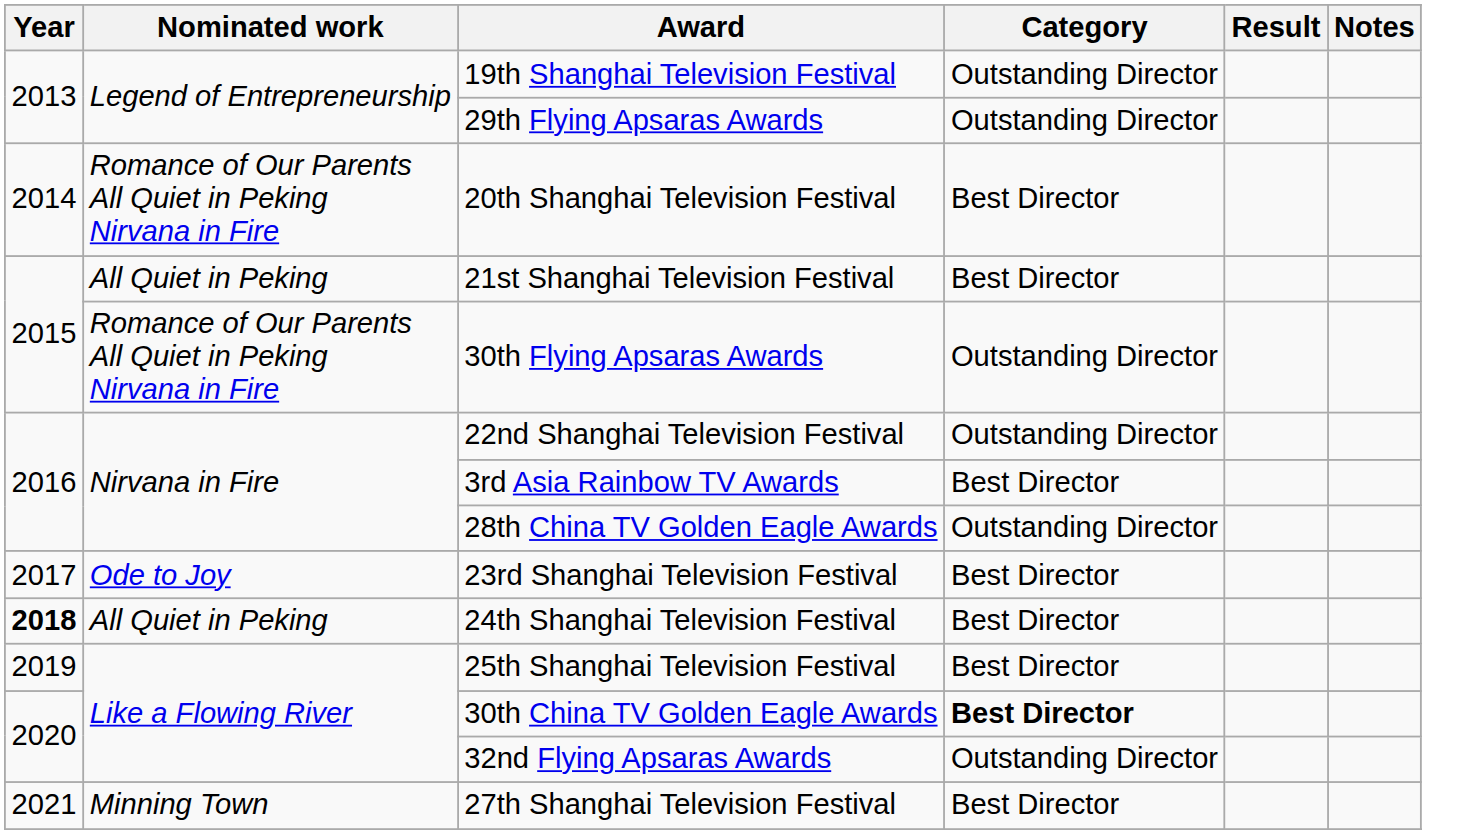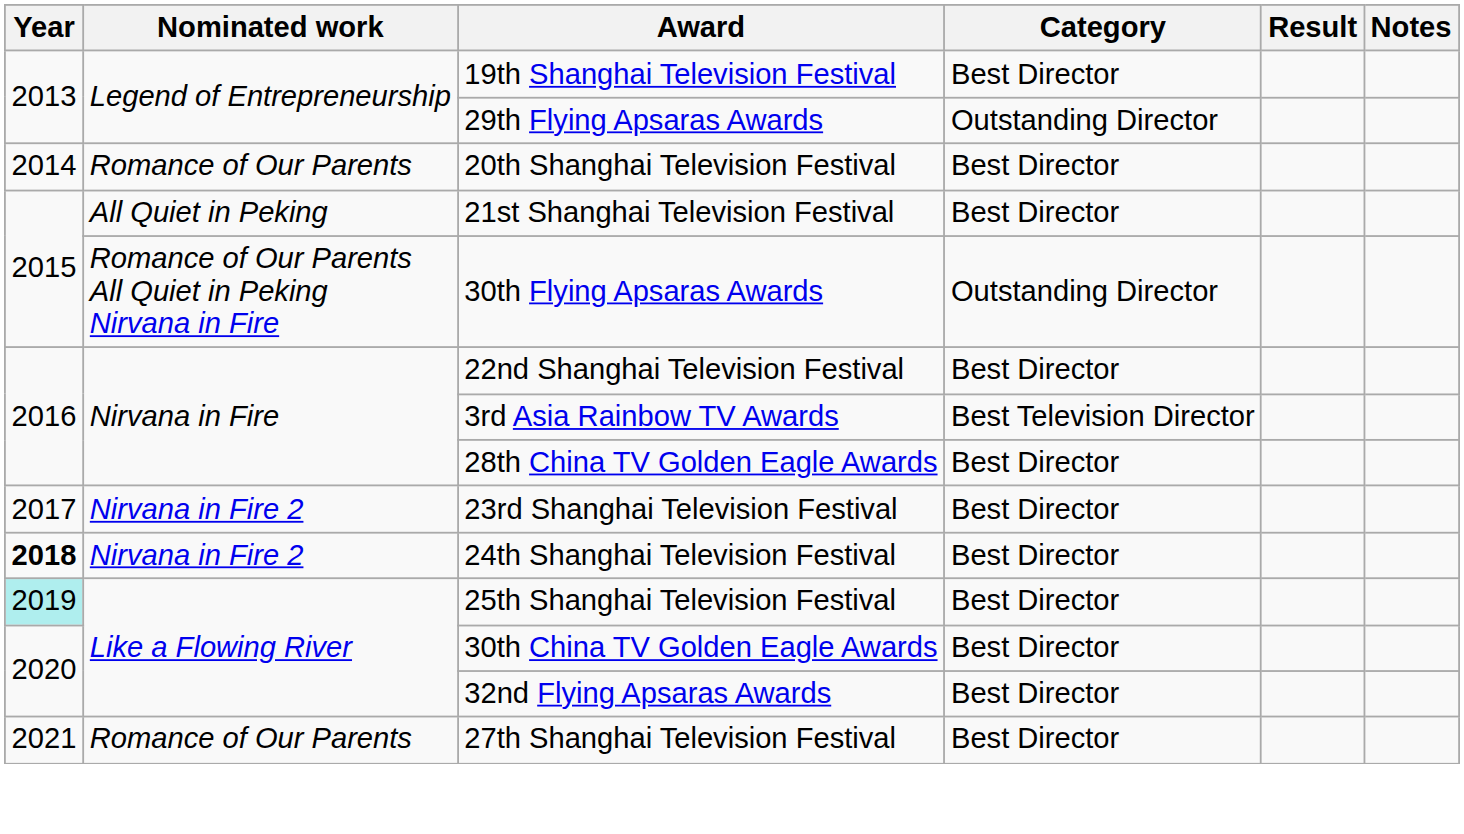(1084, 73) Outstanding Director -> (1035, 73) Best Director
(251, 198) Romance of Our Parents All Quiet in Peking Nirvana in Fire -> (251, 166) Romance of Our Parents
(1084, 435) Outstanding Director -> (1035, 370) Best Director
(1035, 481) Best Director -> (1103, 416) Best Television Director
(1084, 528) Outstanding Director -> (1035, 462) Best Director
(160, 574) Ode to Joy -> (197, 508) Nirvana in Fire 2
(209, 620) All Quiet in Peking -> (197, 554) Nirvana in Fire 2
(44, 666) no background -> (44, 601) paleturquoise background
(1042, 712) bold -> (1035, 647) normal
(1084, 759) Outstanding Director -> (1035, 693) Best Director
(179, 805) Minning Town -> (251, 739) Romance of Our Parents
